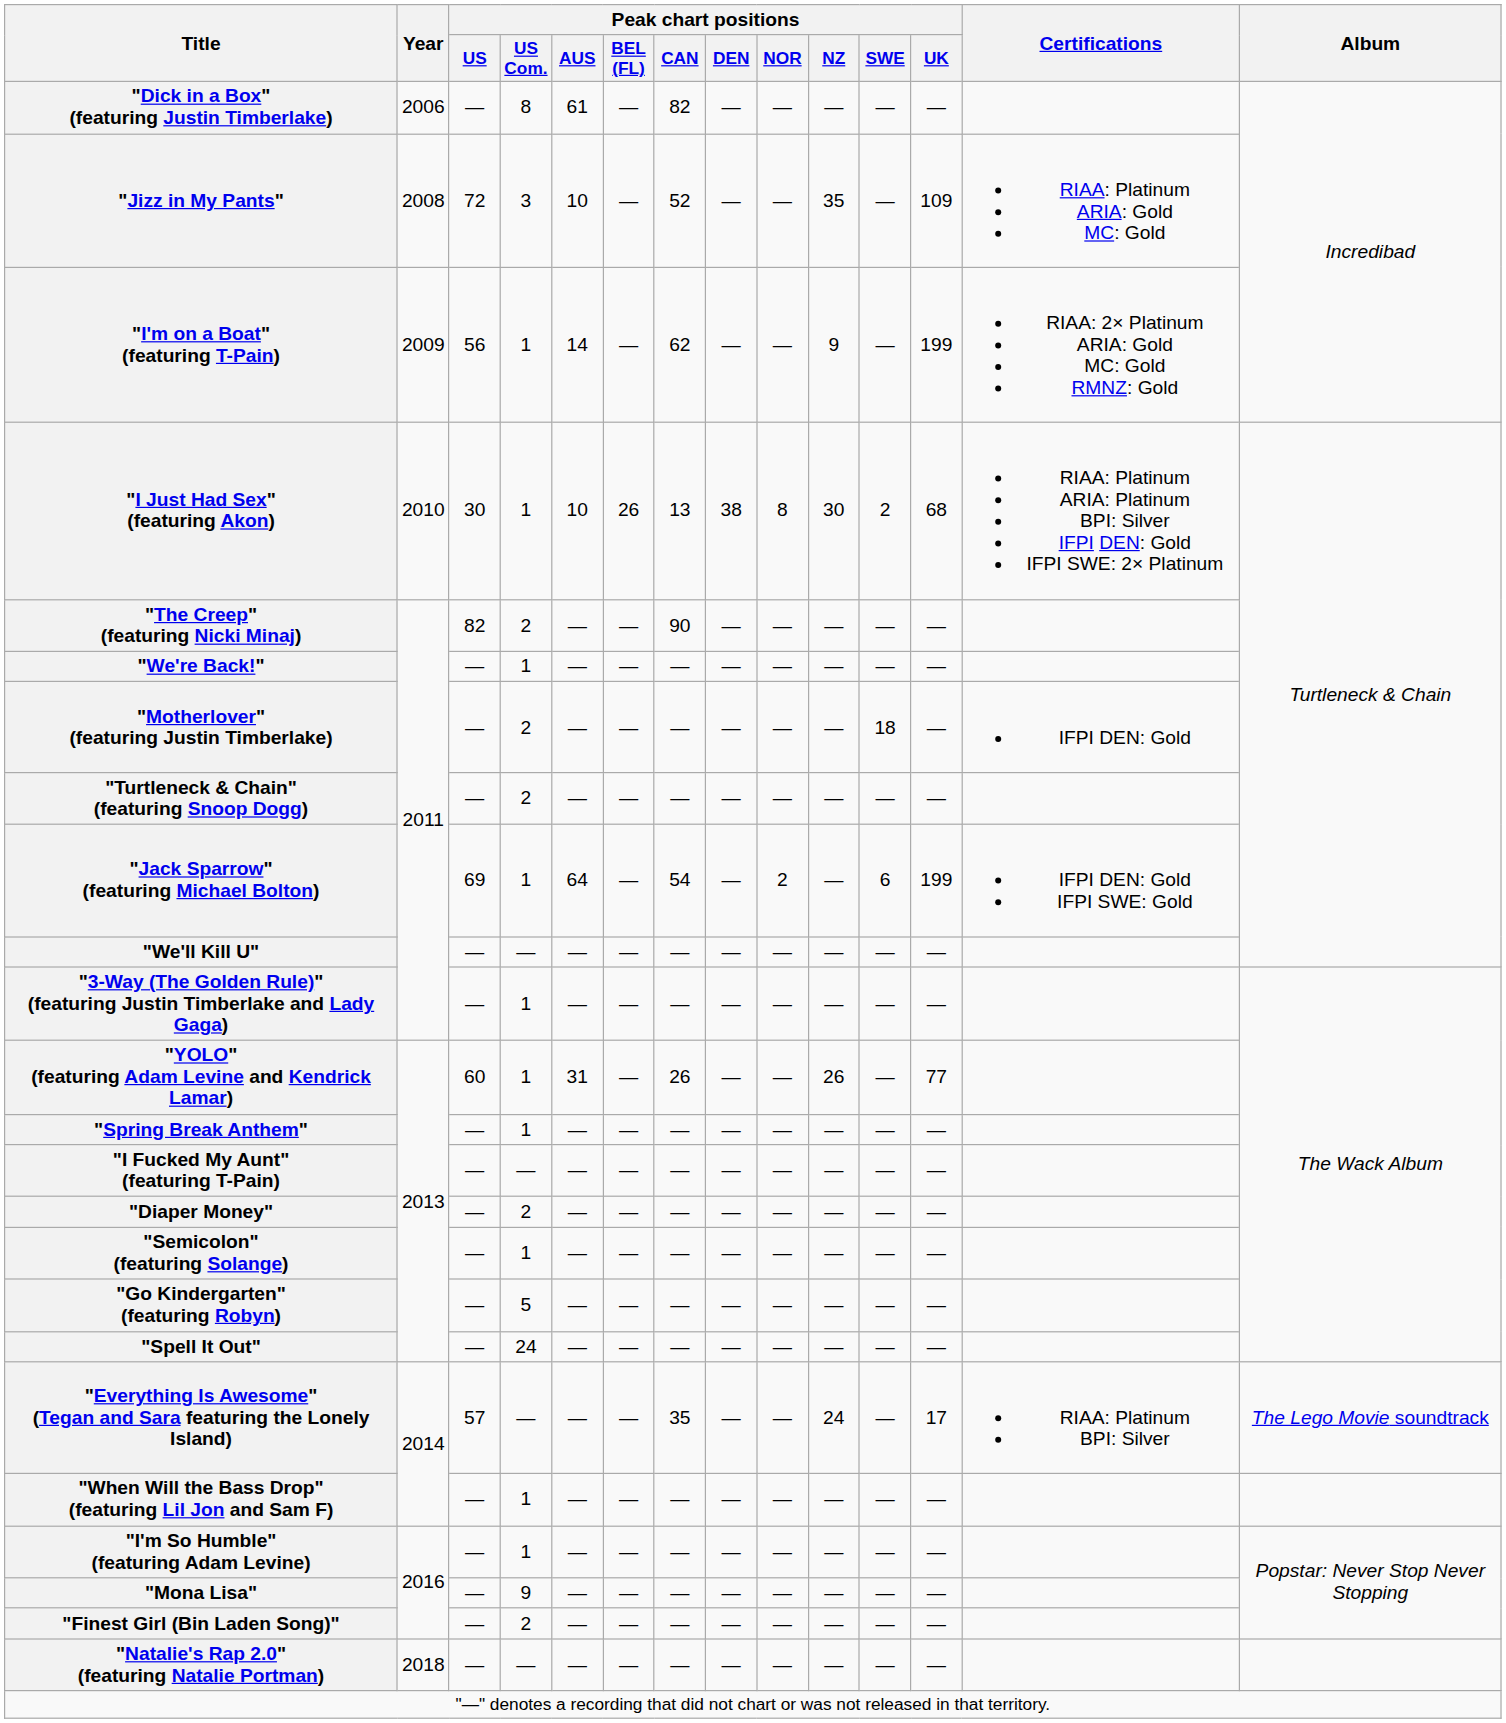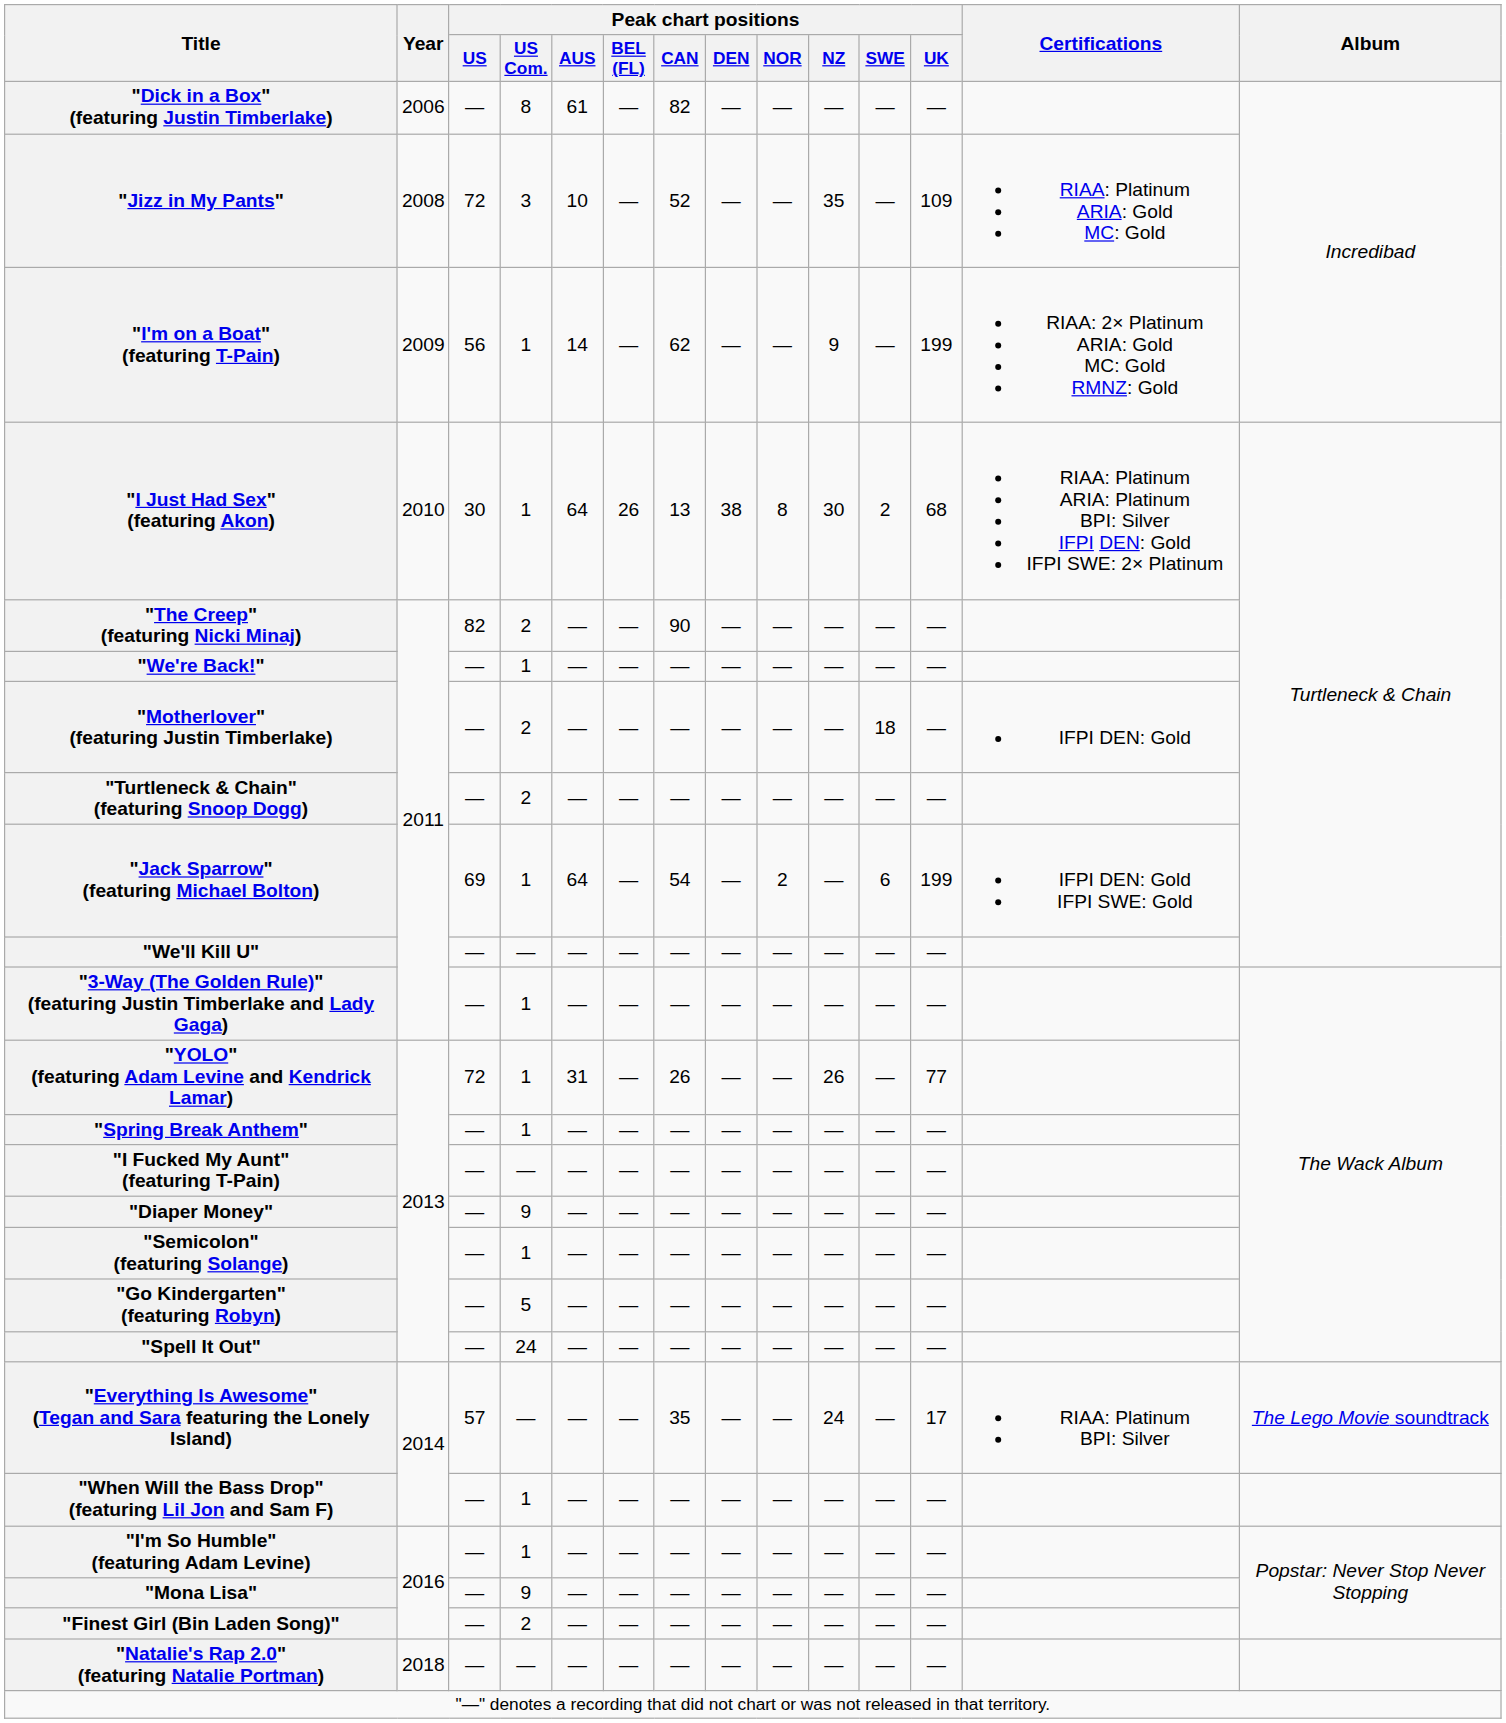(577, 510) 10 -> (577, 510) 64
(475, 1077) 60 -> (475, 1077) 72
(526, 1211) 2 -> (526, 1211) 9
